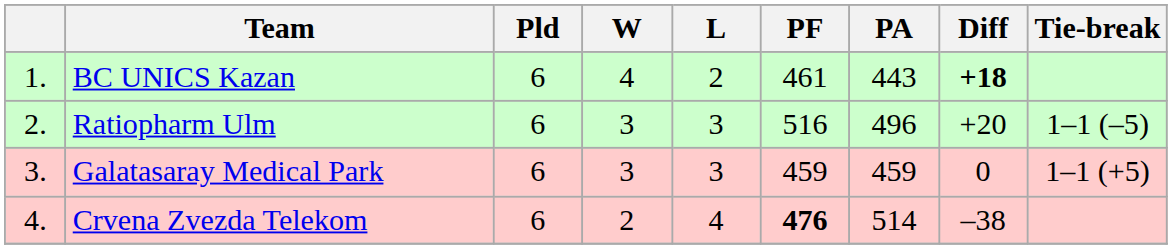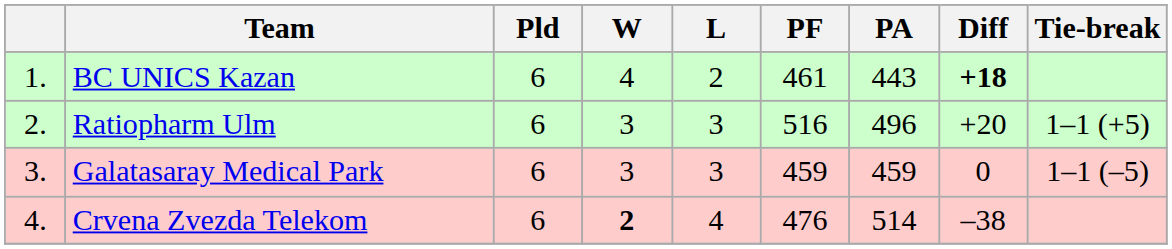(1098, 123) 1–1 (–5) -> (1098, 123) 1–1 (+5)
(1098, 171) 1–1 (+5) -> (1098, 171) 1–1 (–5)
(627, 219) normal -> (627, 219) bold
(805, 219) bold -> (805, 219) normal
